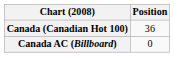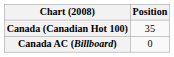(150, 28) 36 -> (150, 28) 35
